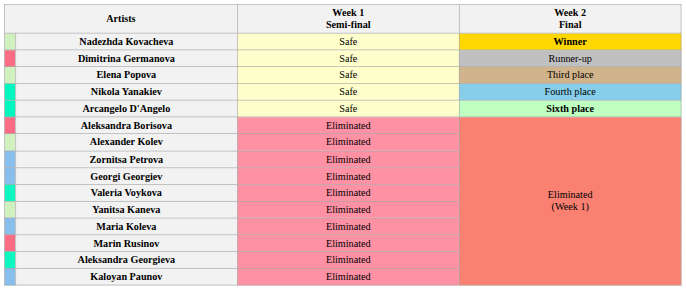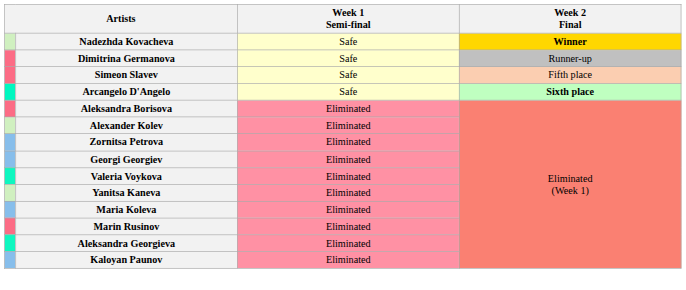- row: (126, 75)
- row: (126, 92)
+ row: (126, 75)
